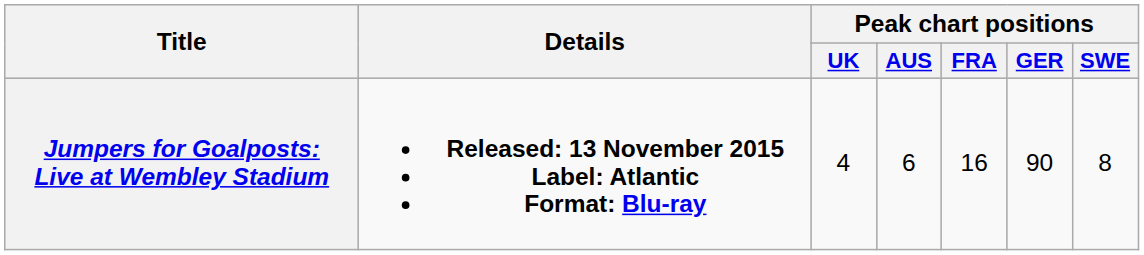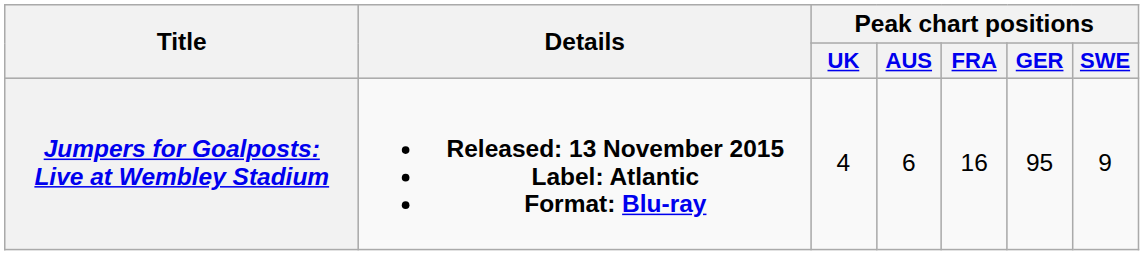(1040, 163) 90 -> (1040, 163) 95
(1105, 163) 8 -> (1105, 163) 9
